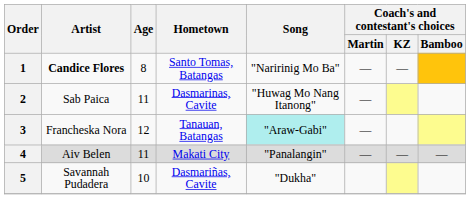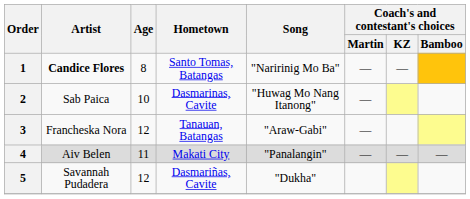(144, 99) 11 -> (144, 99) 10
(295, 130) paleturquoise background -> (295, 130) no background
(144, 178) 10 -> (144, 178) 12
